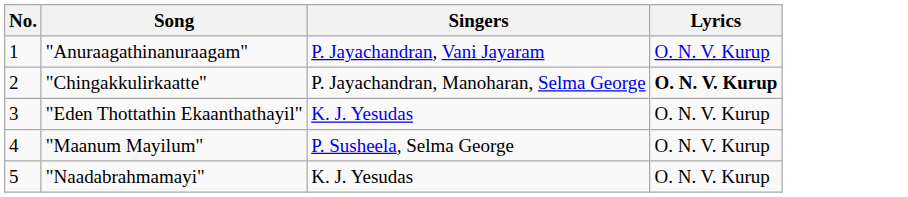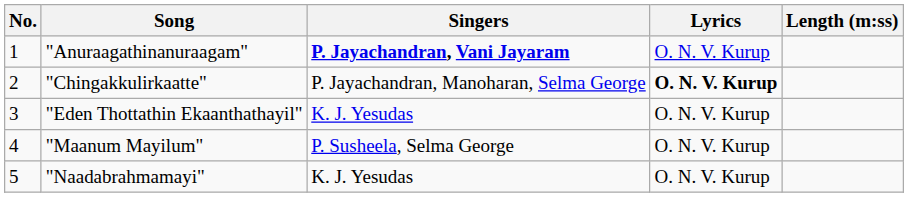+ column: (842, 20)
(428, 51) normal -> (440, 51) bold
